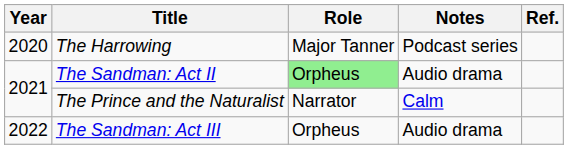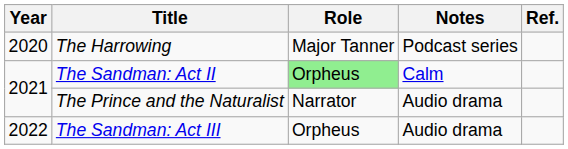(452, 74) Audio drama -> (423, 74) Calm
(423, 102) Calm -> (452, 102) Audio drama
